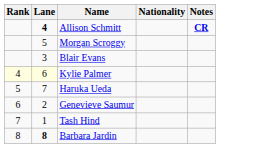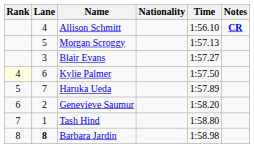+ column: (204, 12)
(44, 27) bold -> (44, 27) normal
(44, 74) lightyellow background -> (44, 74) no background
